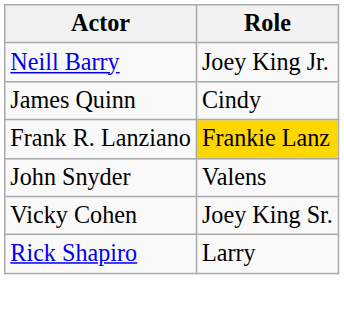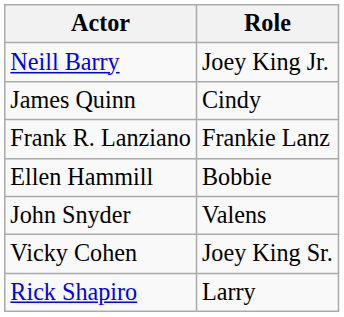(266, 138) gold background -> (266, 138) no background
+ row: (82, 176)
